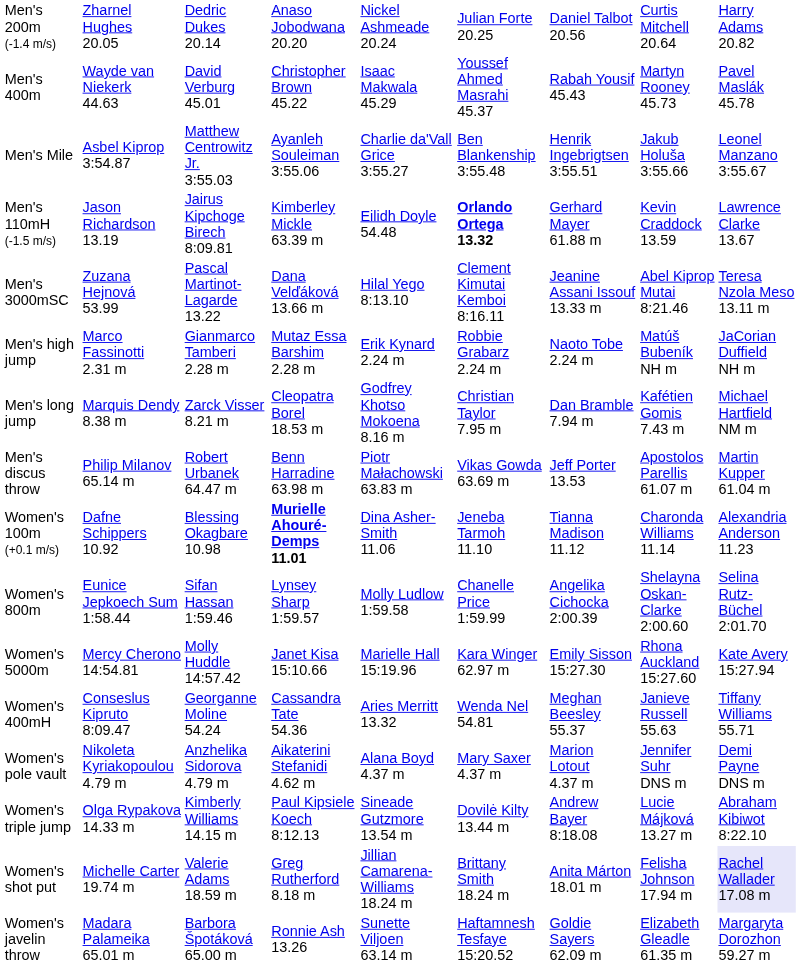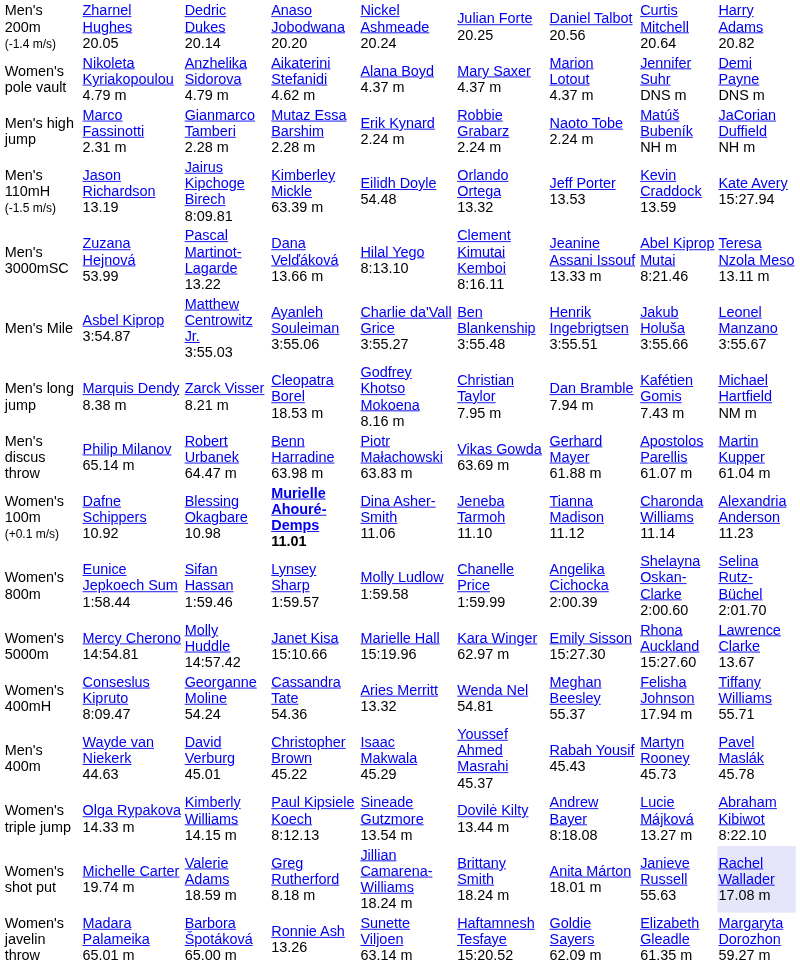rows swapped: (24, 87) <-> (36, 766)
rows swapped: (39, 155) <-> (39, 352)
(485, 224) bold -> (483, 191) normal
(576, 224) Gerhard Mayer 61.88 m -> (583, 191) Jeff Porter 13.53
(750, 224) Lawrence Clarke 13.67 -> (753, 191) Kate Avery 15:27.94
(583, 473) Jeff Porter 13.53 -> (576, 457) Gerhard Mayer 61.88 m
(753, 662) Kate Avery 15:27.94 -> (750, 646) Lawrence Clarke 13.67
(665, 714) Janieve Russell 55.63 -> (667, 698) Felisha Johnson 17.94 m
(667, 879) Felisha Johnson 17.94 m -> (665, 879) Janieve Russell 55.63
